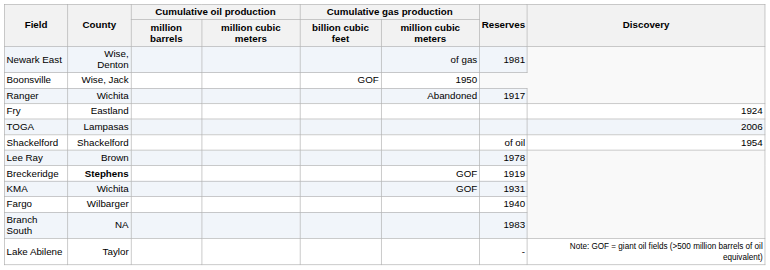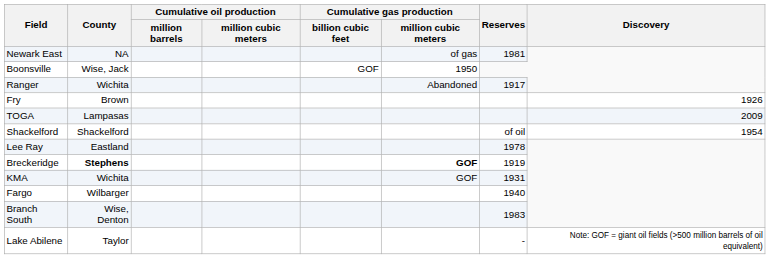(113, 59) Wise, Denton -> (122, 54) NA
(110, 111) Eastland -> (115, 100) Brown
(752, 111) 1924 -> (752, 100) 1926
(752, 127) 2006 -> (752, 116) 2009
(115, 158) Brown -> (110, 147) Eastland
(467, 173) normal -> (467, 162) bold
(122, 225) NA -> (113, 214) Wise, Denton
